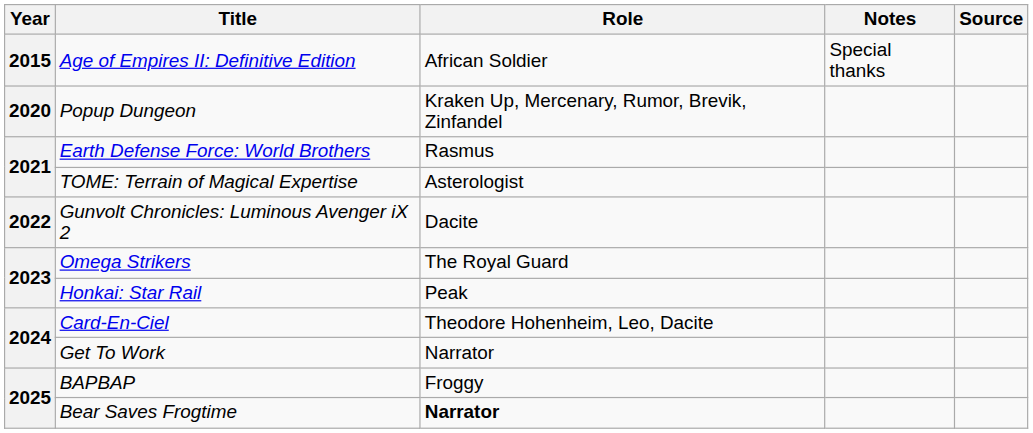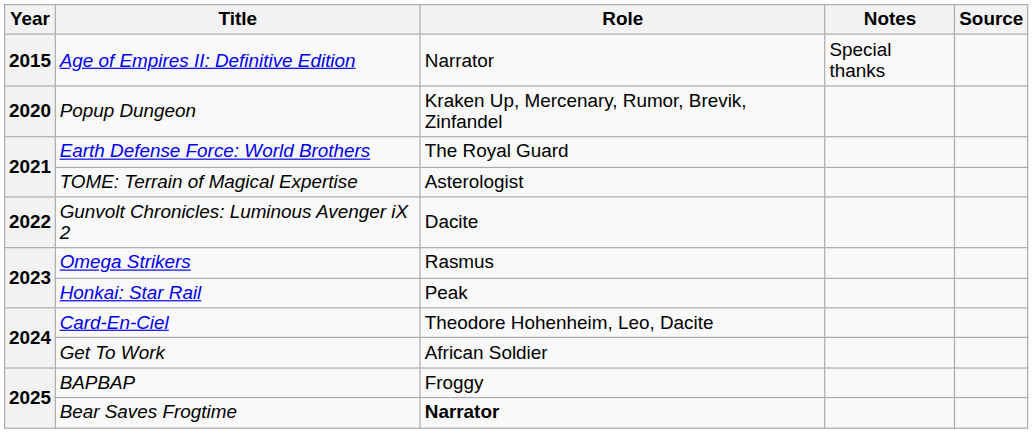(486, 60) African Soldier -> (459, 60) Narrator
(459, 151) Rasmus -> (497, 151) The Royal Guard
(497, 262) The Royal Guard -> (459, 262) Rasmus
(459, 352) Narrator -> (486, 352) African Soldier
